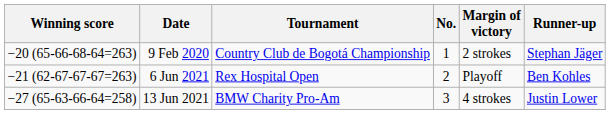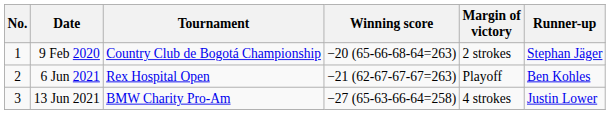columns swapped: (446, 23) <-> (72, 23)
